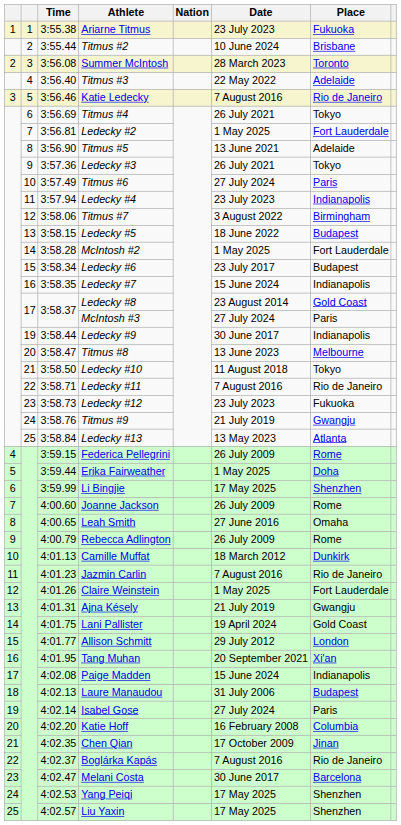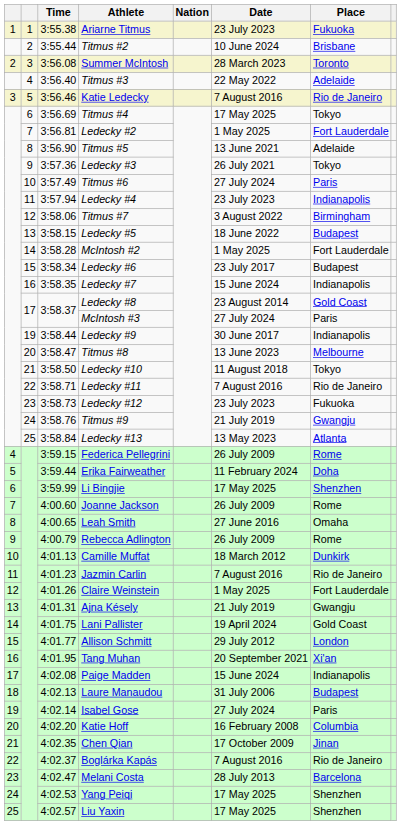(244, 115) 26 July 2021 -> (245, 115) 17 May 2025
(242, 472) 1 May 2025 -> (256, 472) 11 February 2024
(246, 778) 30 June 2017 -> (244, 778) 28 July 2013
